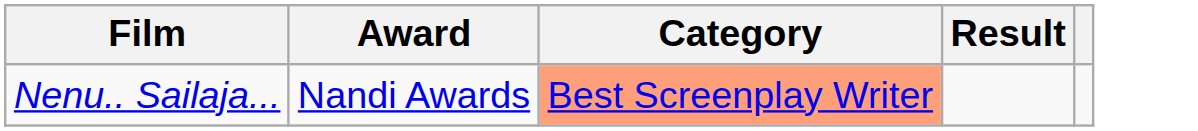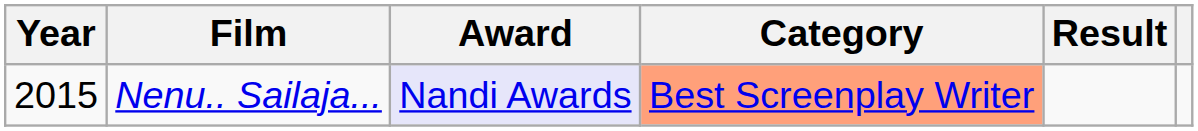+ column: (56, 34)
(414, 94) no background -> (515, 94) lavender background
